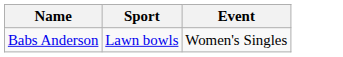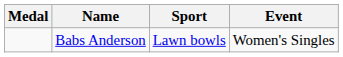+ column: (28, 16)
